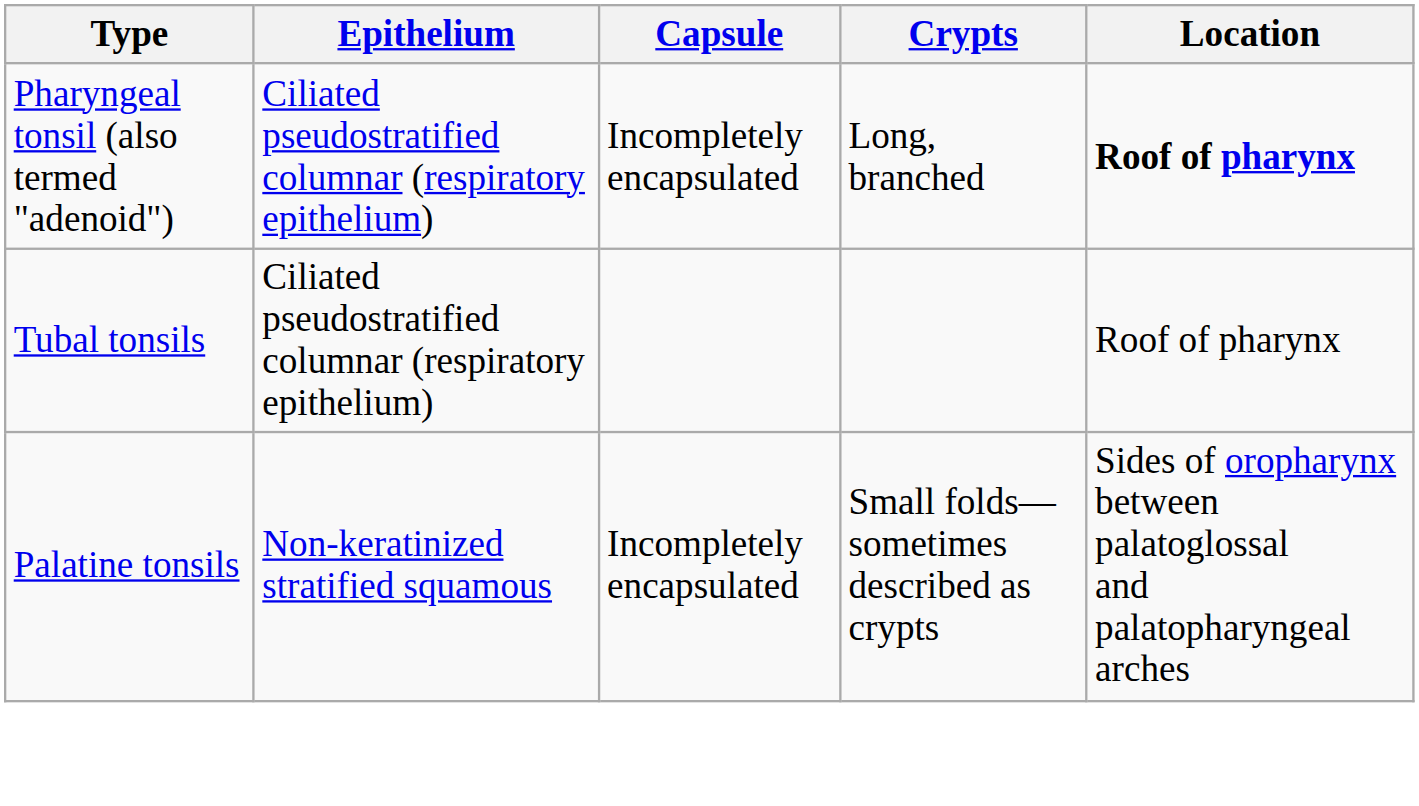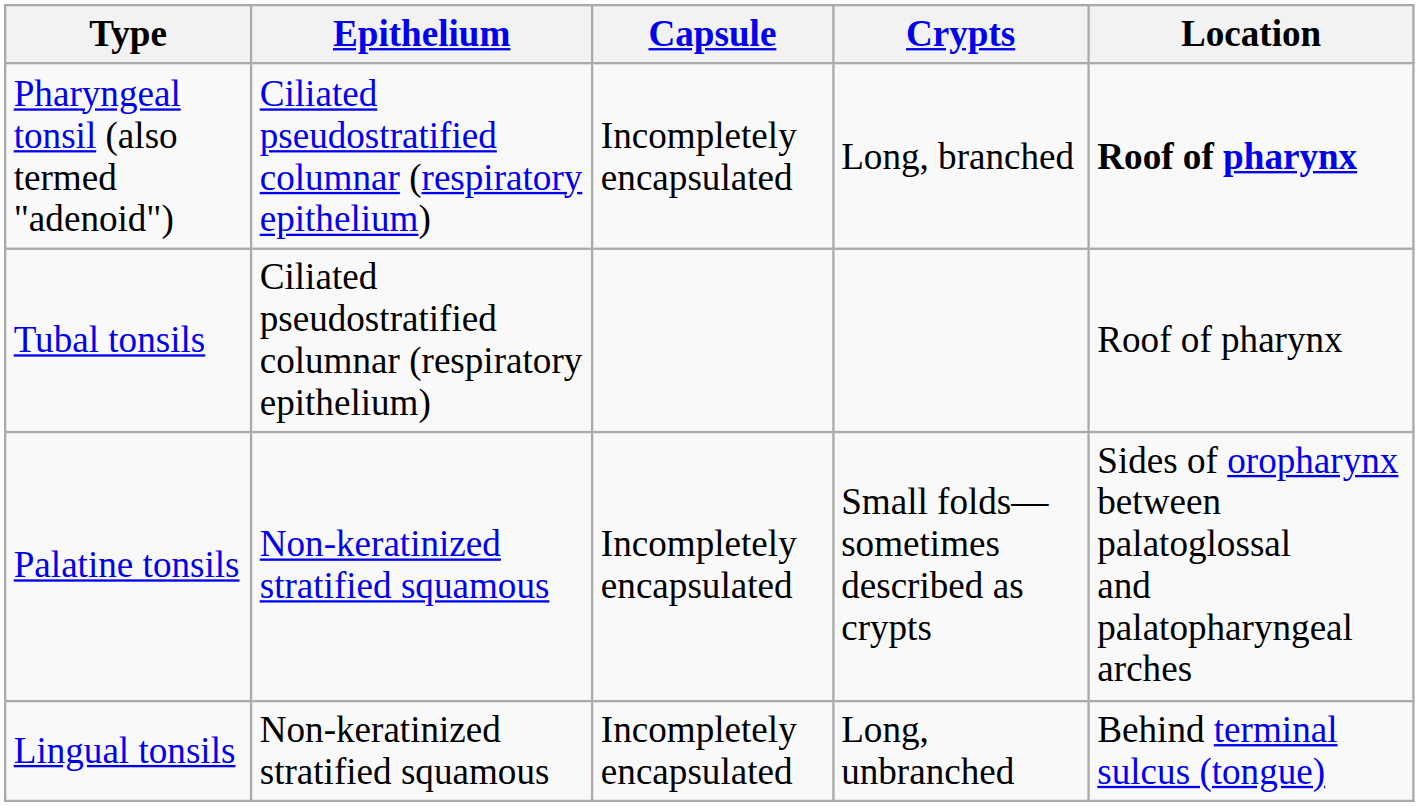+ row: (125, 749)
